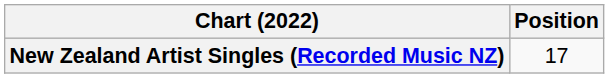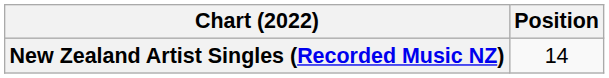(557, 55) 17 -> (557, 55) 14
